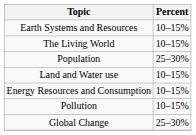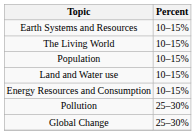(172, 59) 25–30% -> (172, 59) 10–15%
(172, 106) 10–15% -> (172, 106) 25–30%
